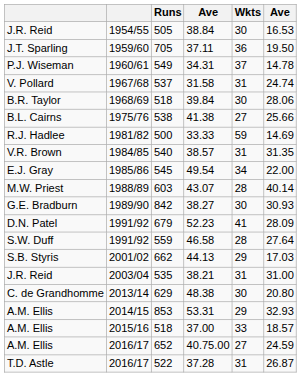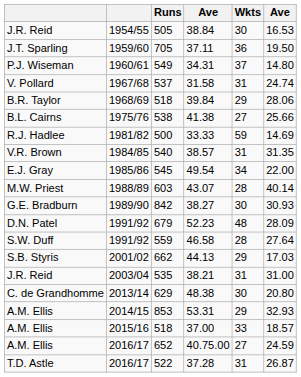(280, 65) 14.78 -> (280, 65) 14.80
(241, 100) 30 -> (241, 100) 29
(241, 223) 41 -> (241, 223) 48
